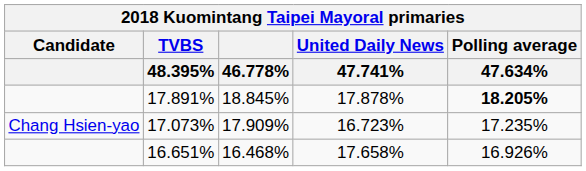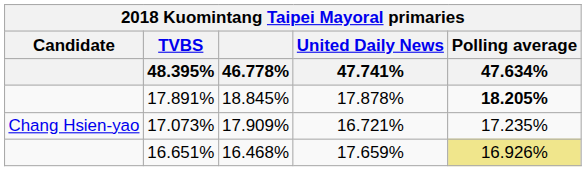(370, 125) 16.723% -> (370, 125) 16.721%
(370, 152) 17.658% -> (370, 152) 17.659%
(514, 152) no background -> (514, 152) khaki background
